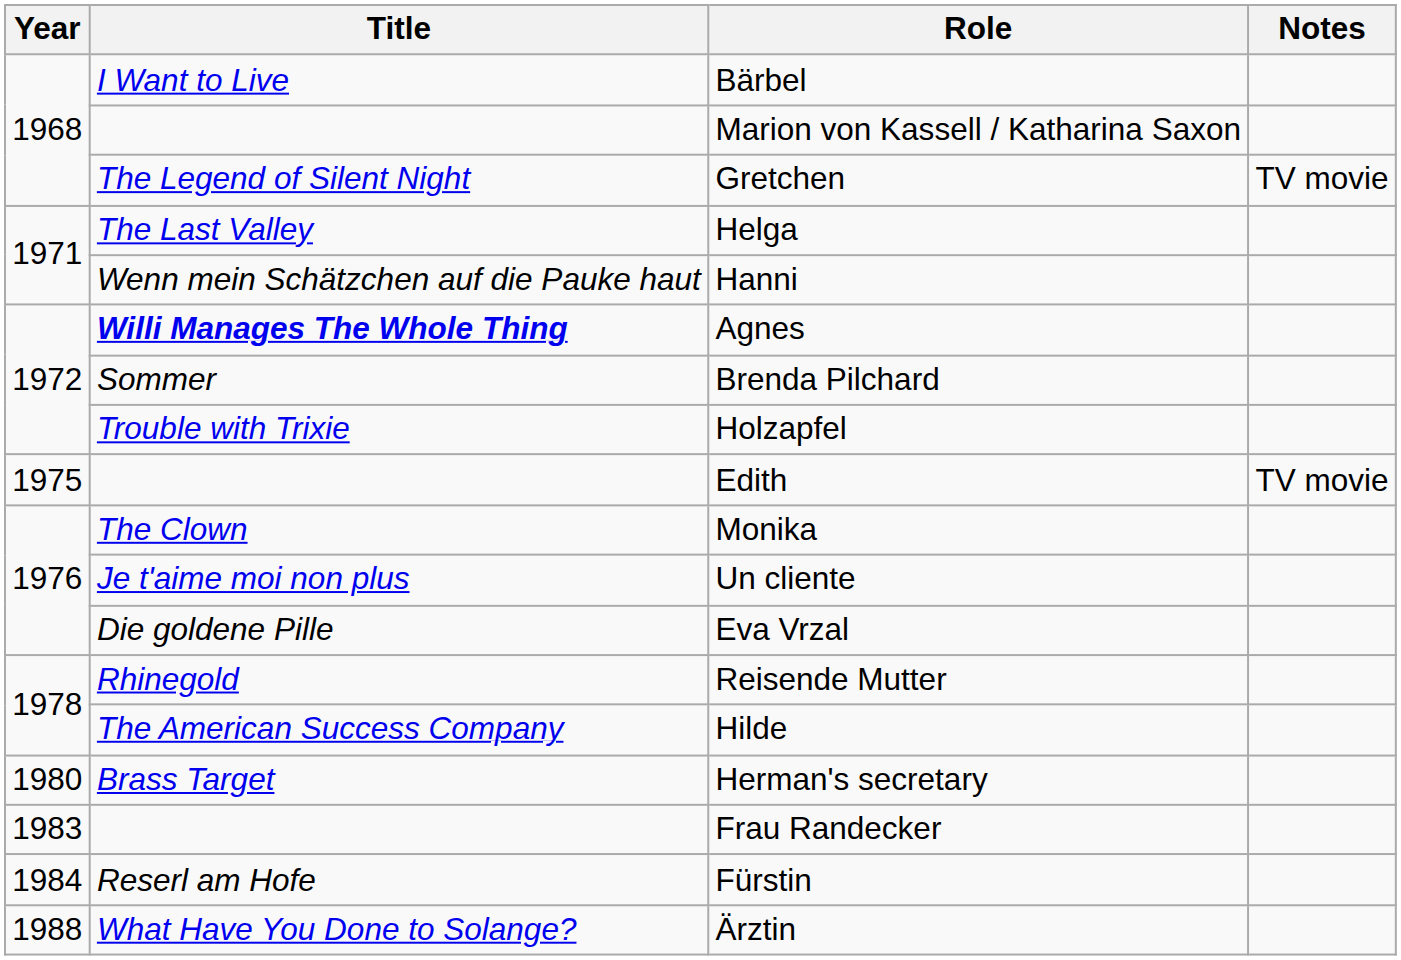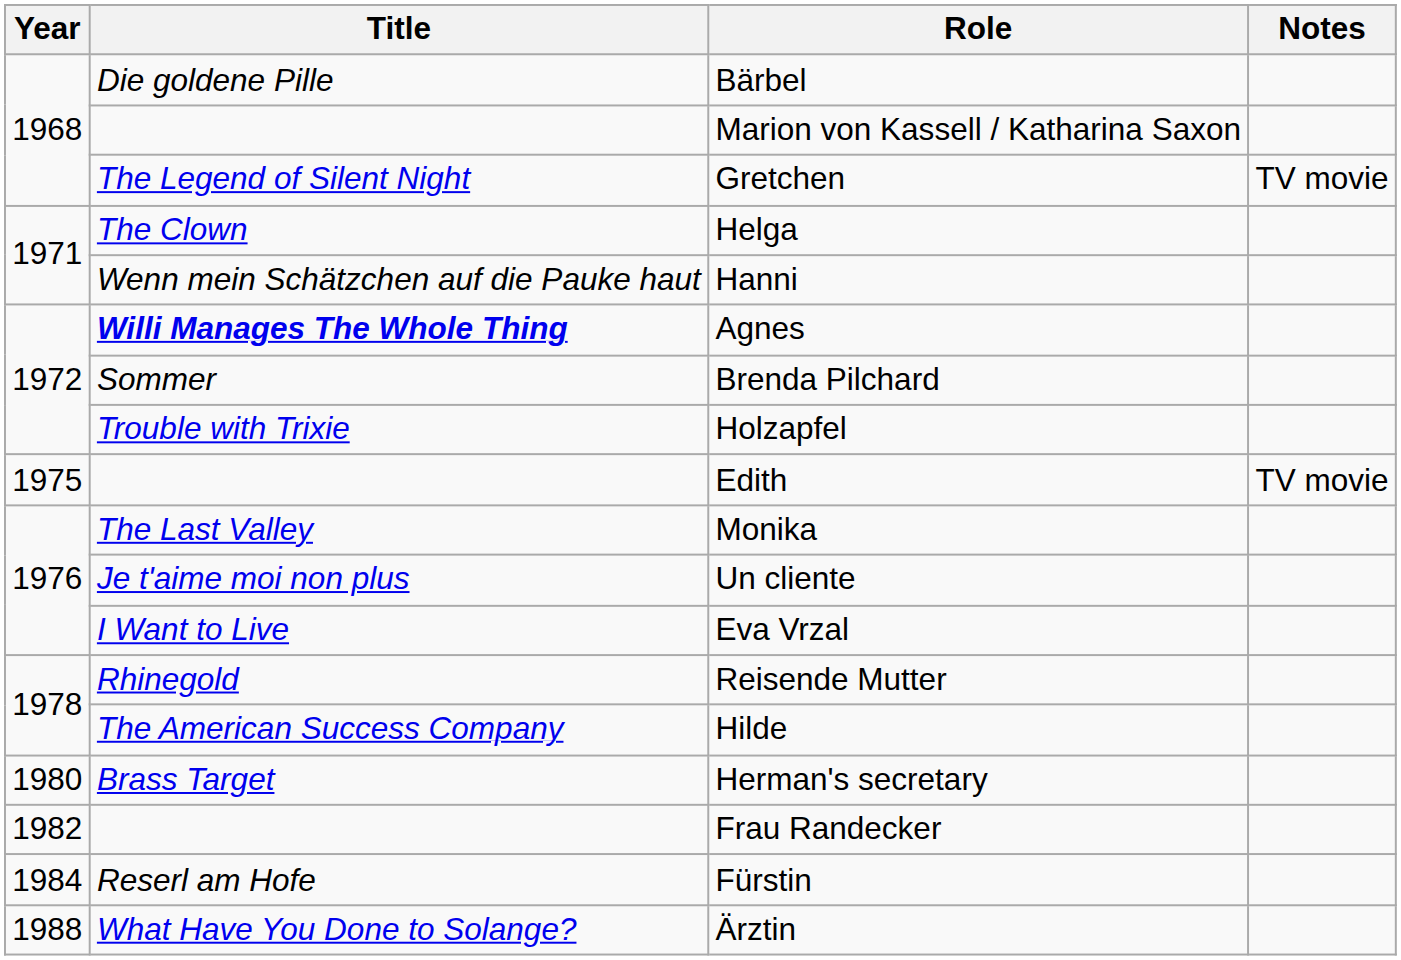(193, 79) I Want to Live -> (215, 79) Die goldene Pille
(205, 229) The Last Valley -> (172, 229) The Clown
(172, 529) The Clown -> (205, 529) The Last Valley
(215, 629) Die goldene Pille -> (193, 629) I Want to Live
(47, 829) 1983 -> (47, 829) 1982
